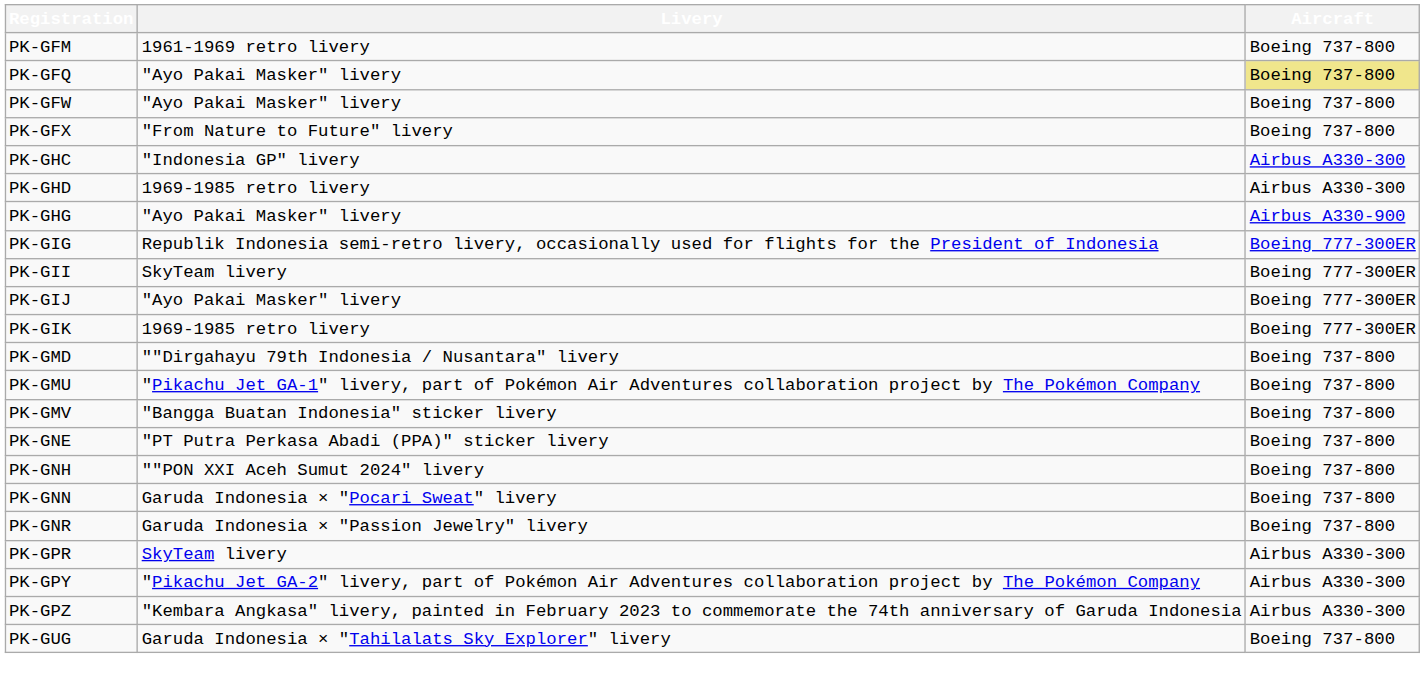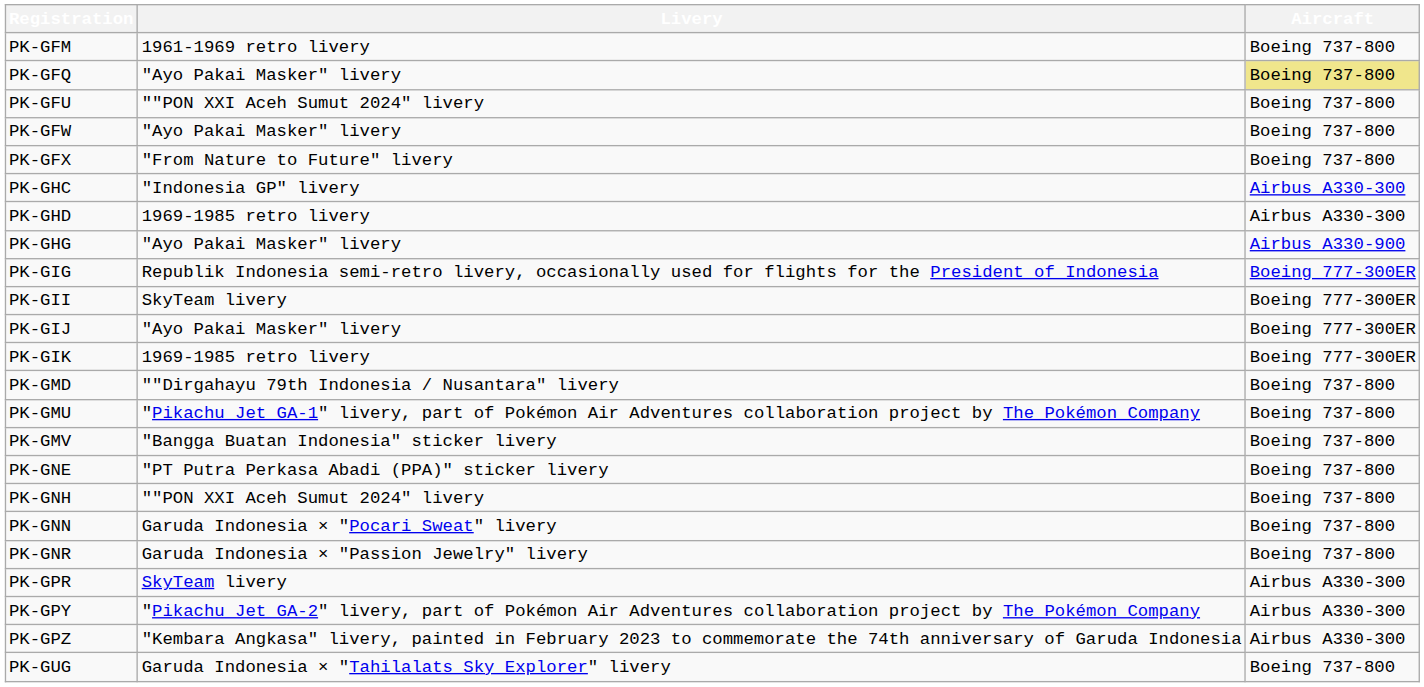+ row: (40, 103)
